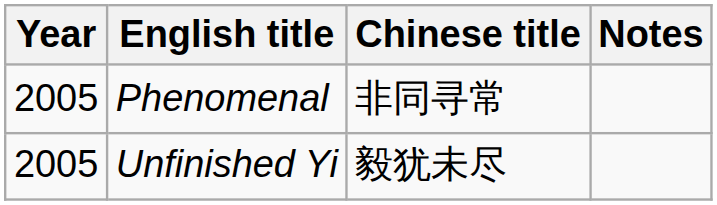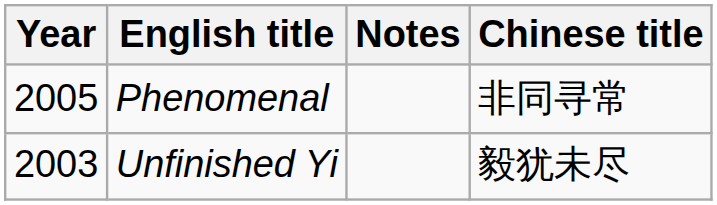columns swapped: (468, 34) <-> (651, 34)
(56, 165) 2005 -> (56, 165) 2003
